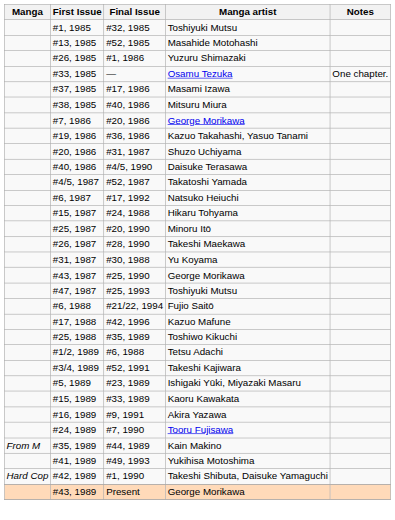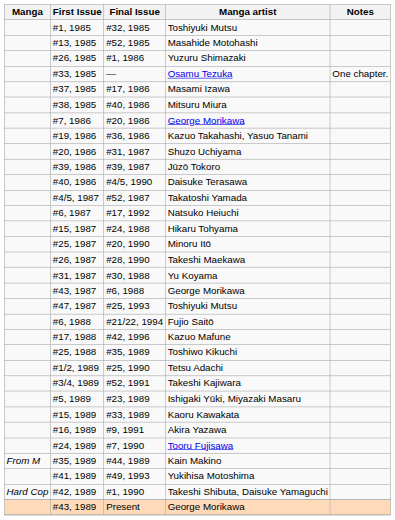+ row: (75, 167)
(128, 275) #25, 1990 -> (125, 290) #6, 1988
(125, 352) #6, 1988 -> (128, 368) #25, 1990
